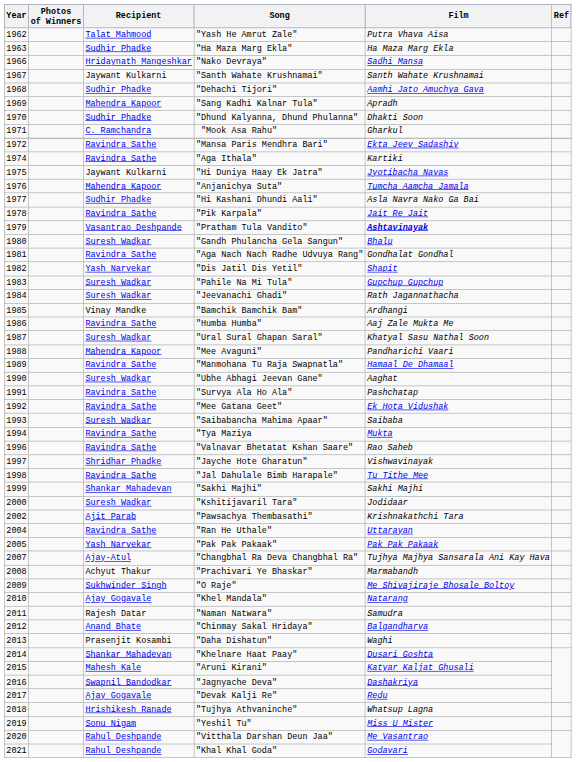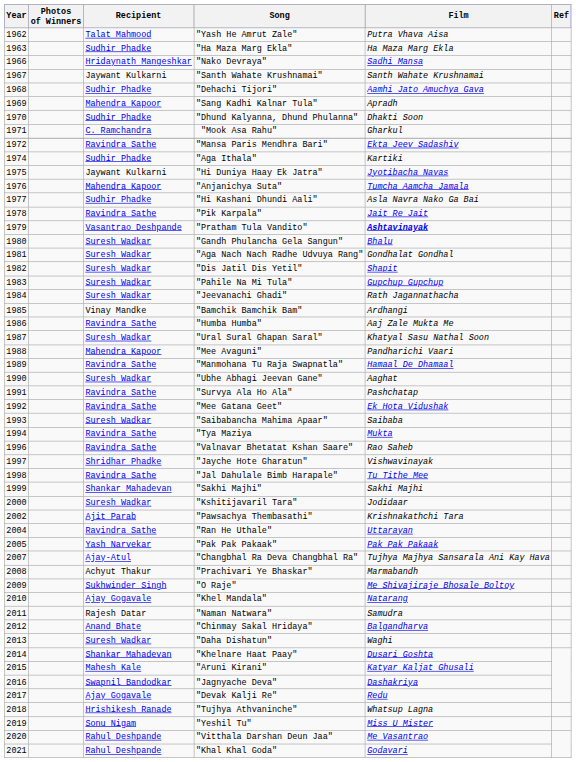(121, 159) Ravindra Sathe -> (118, 159) Sudhir Phadke
(121, 255) Ravindra Sathe -> (118, 255) Suresh Wadkar
(118, 269) Yash Narvekar -> (118, 269) Suresh Wadkar
(128, 641) Prasenjit Kosambi -> (118, 641) Suresh Wadkar
